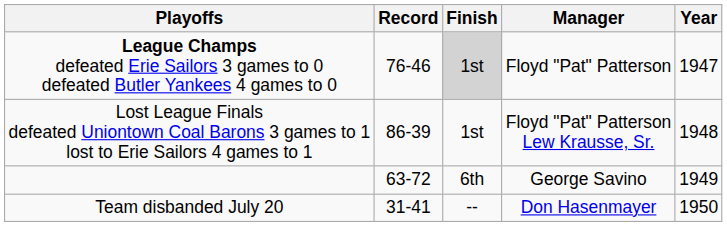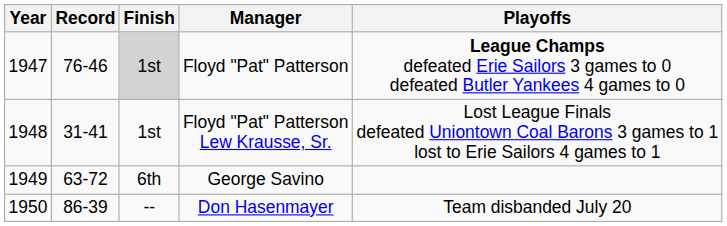columns swapped: (699, 18) <-> (189, 18)
(408, 132) 86-39 -> (85, 132) 31-41
(408, 207) 31-41 -> (85, 207) 86-39
